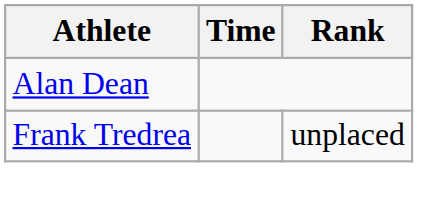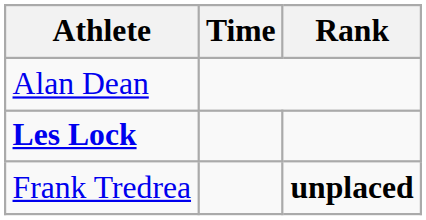+ row: (75, 135)
(348, 135) normal -> (352, 187) bold
